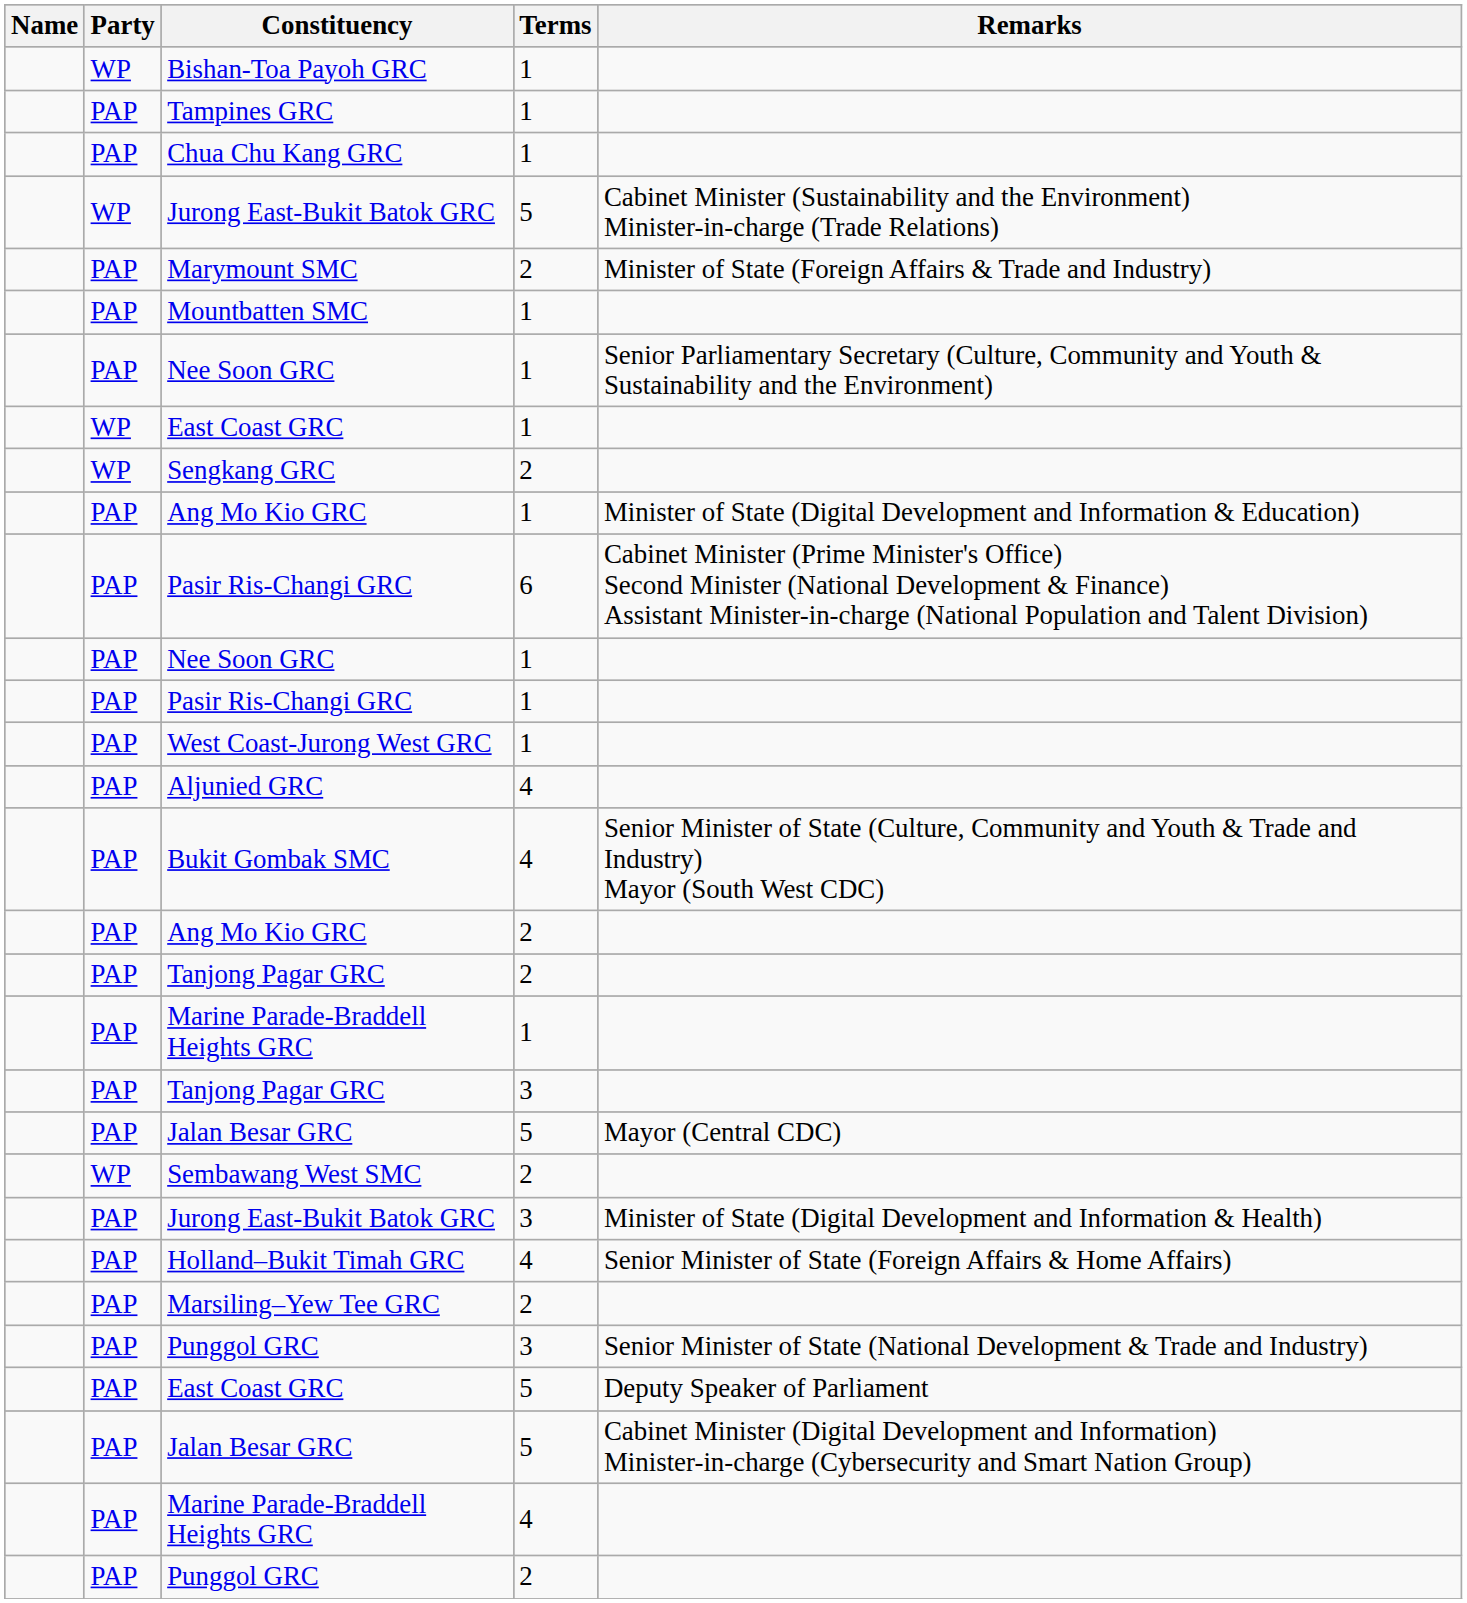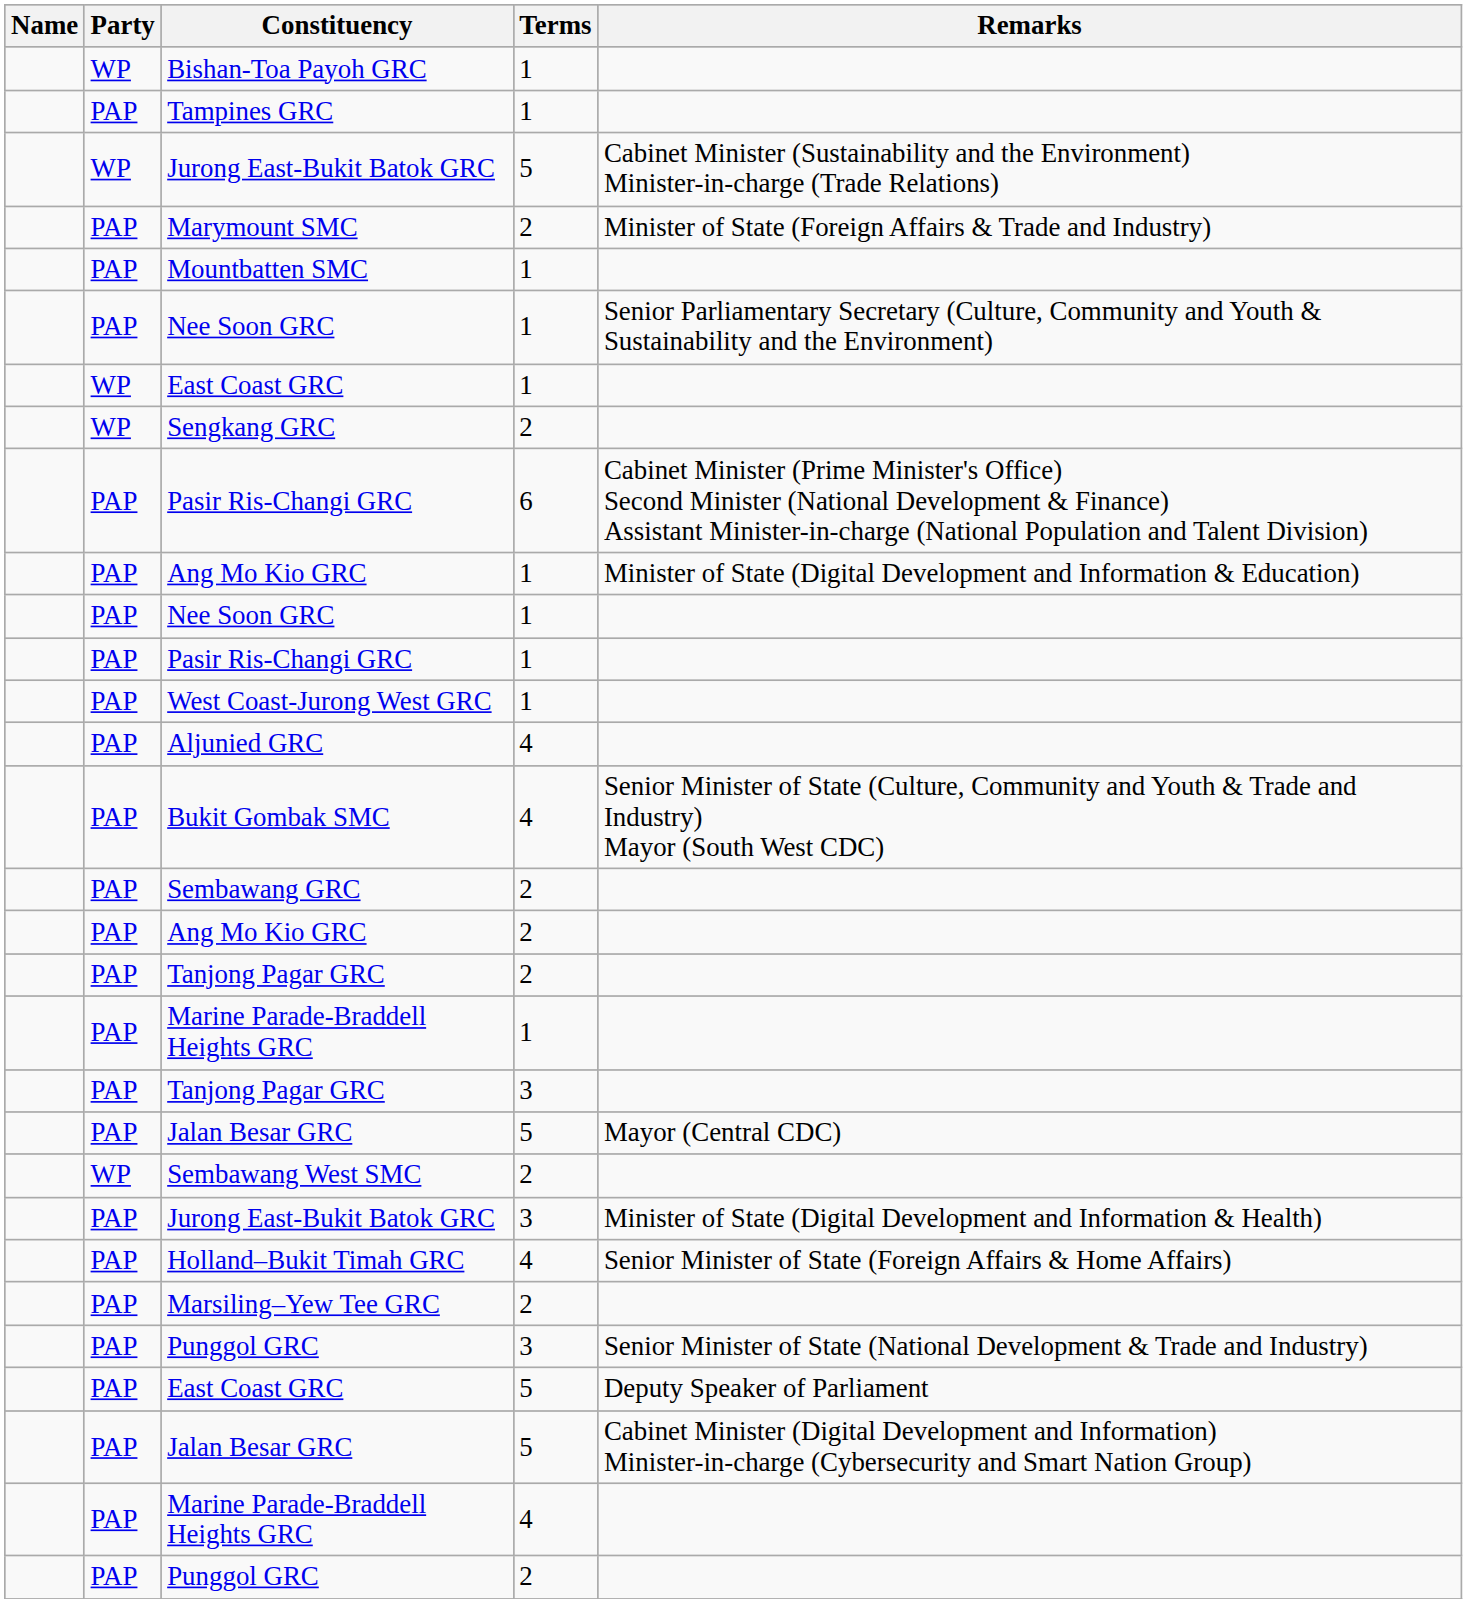- row: (285, 153)
rows swapped: (290, 585) <-> (267, 512)
+ row: (264, 889)
